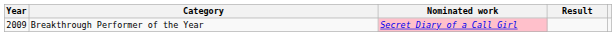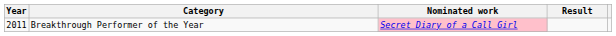(17, 25) 2009 -> (17, 25) 2011
